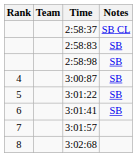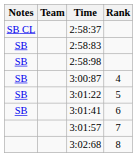columns swapped: (19, 12) <-> (116, 12)
